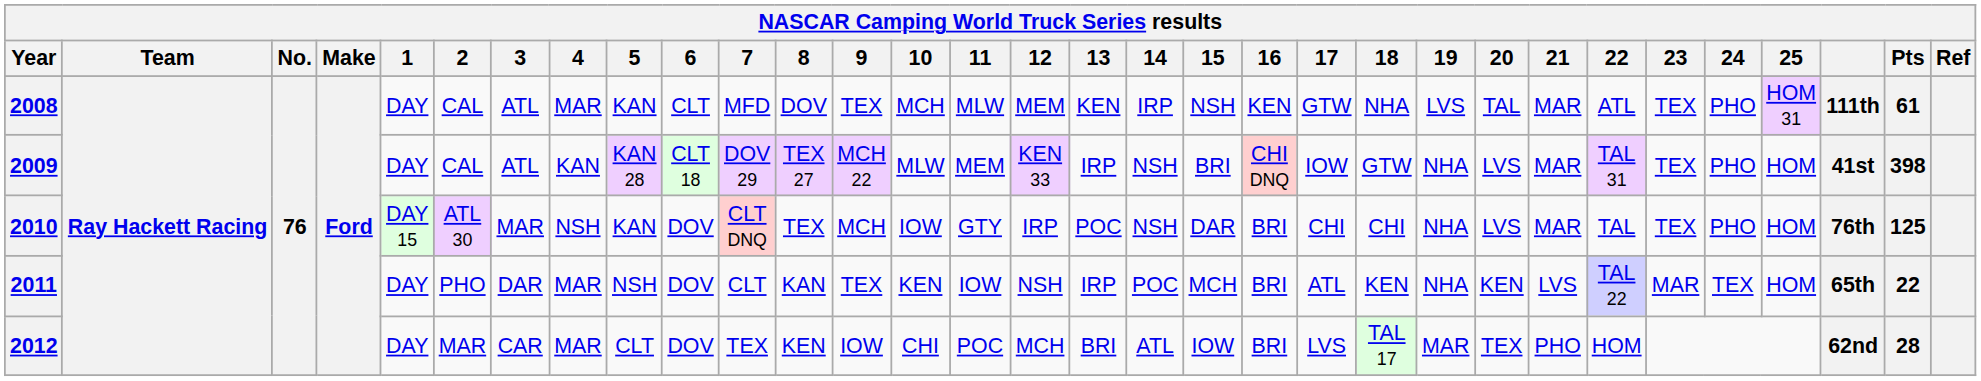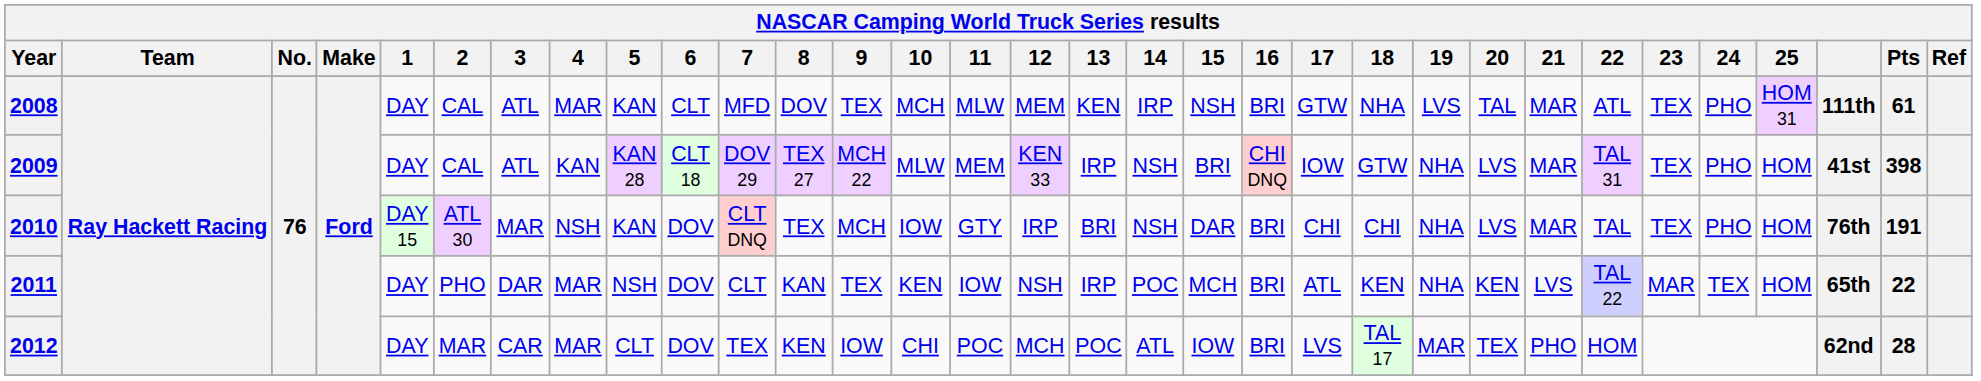(1269, 105) KEN -> (1267, 105) BRI
(1098, 226) POC -> (1098, 226) BRI
(1908, 226) 125 -> (1904, 226) 191
(1098, 346) BRI -> (1098, 346) POC
